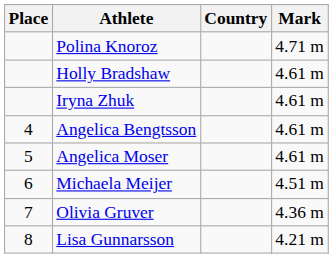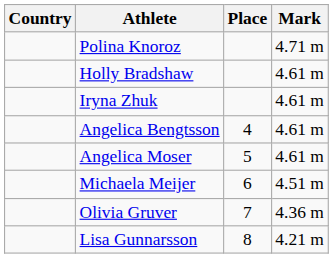columns swapped: (28, 18) <-> (236, 18)
